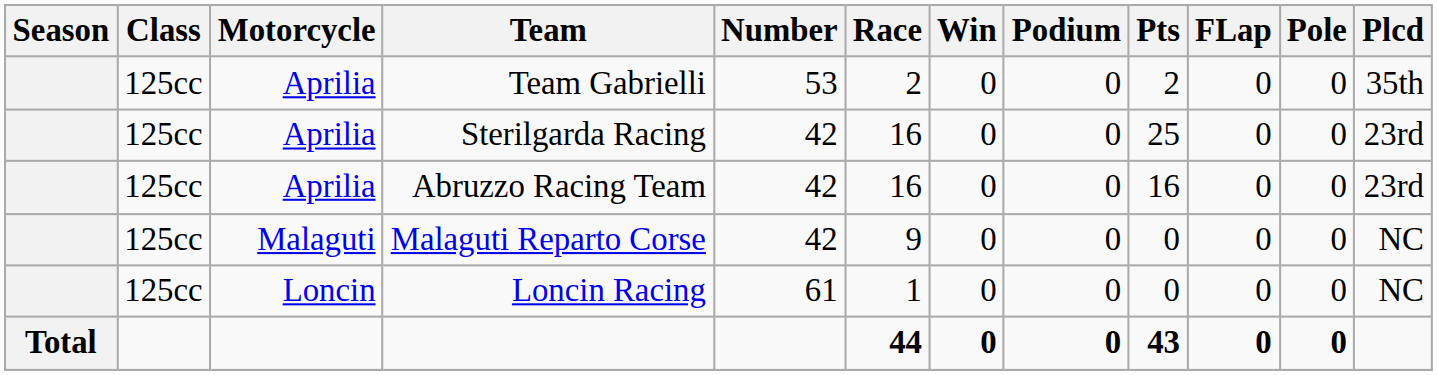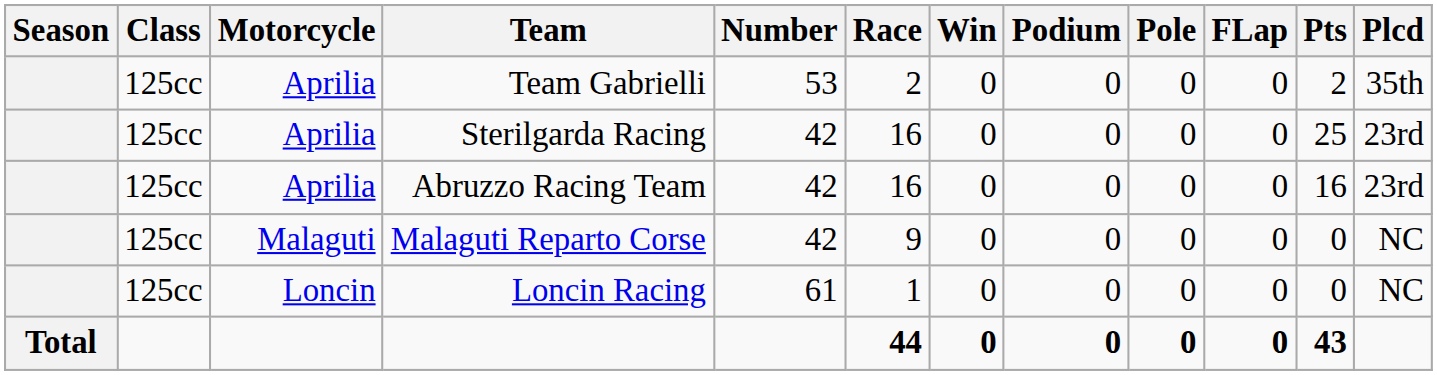columns swapped: (1317, 30) <-> (1158, 30)
